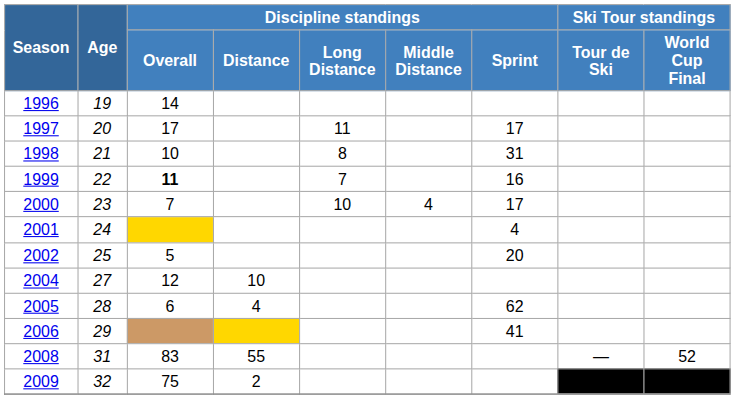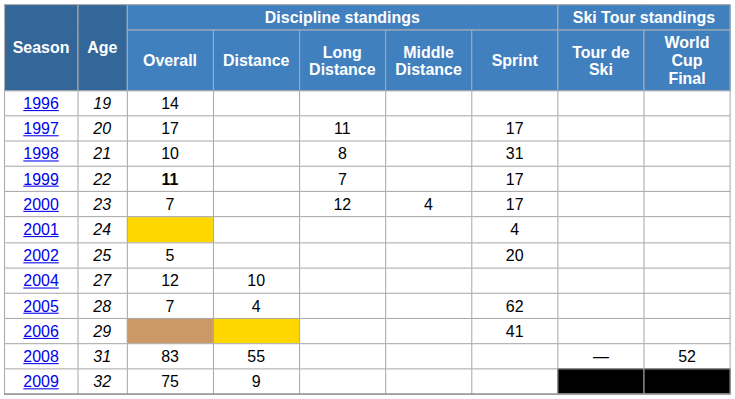(515, 179) 16 -> (515, 179) 17
(342, 205) 10 -> (342, 205) 12
(170, 306) 6 -> (170, 306) 7
(256, 381) 2 -> (256, 381) 9
